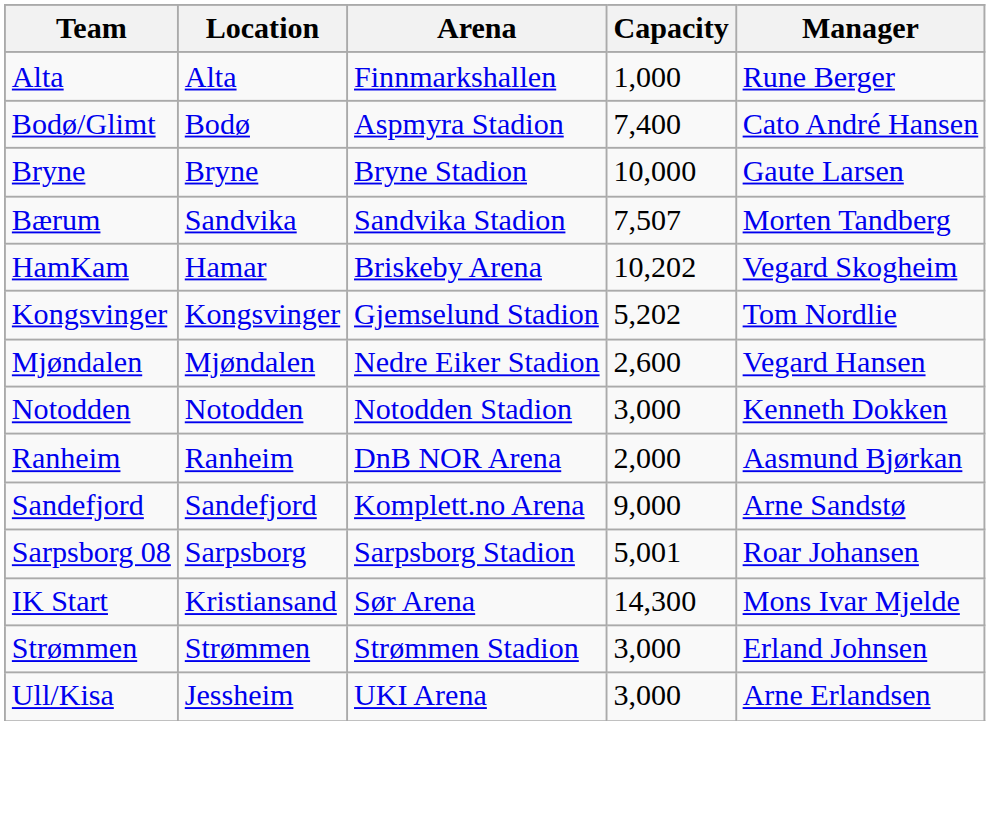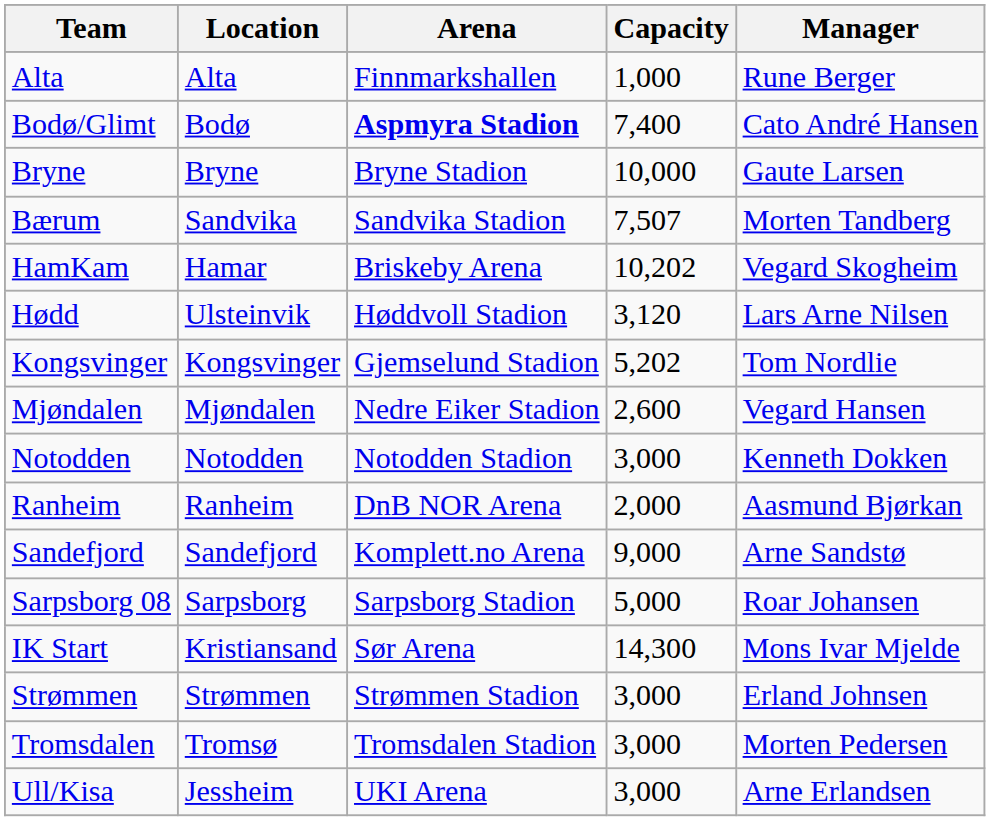(459, 123) normal -> (466, 123) bold
+ row: (45, 314)
(647, 553) 5,001 -> (647, 600) 5,000
+ row: (83, 743)
